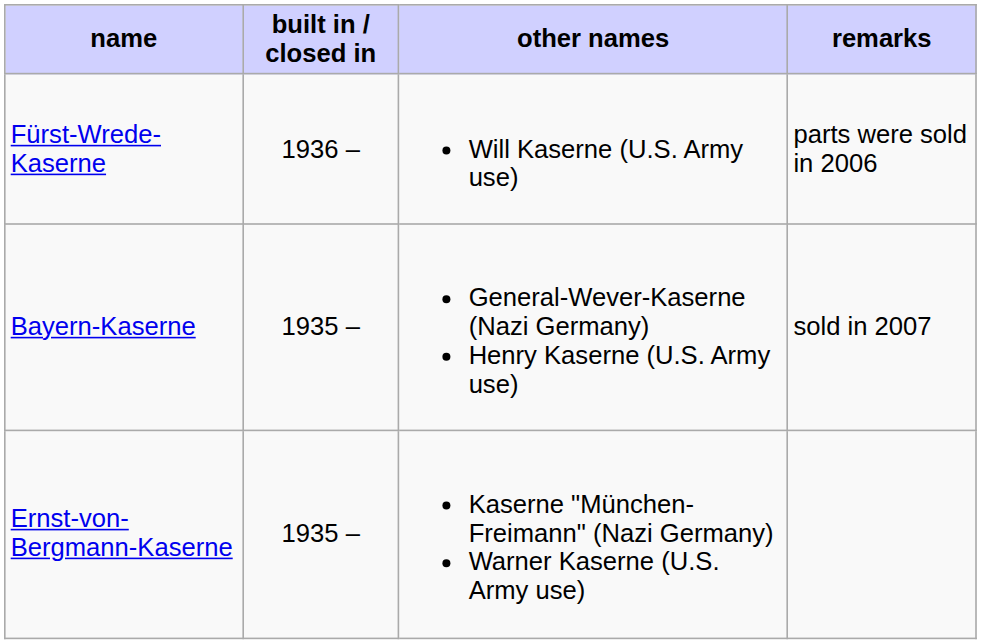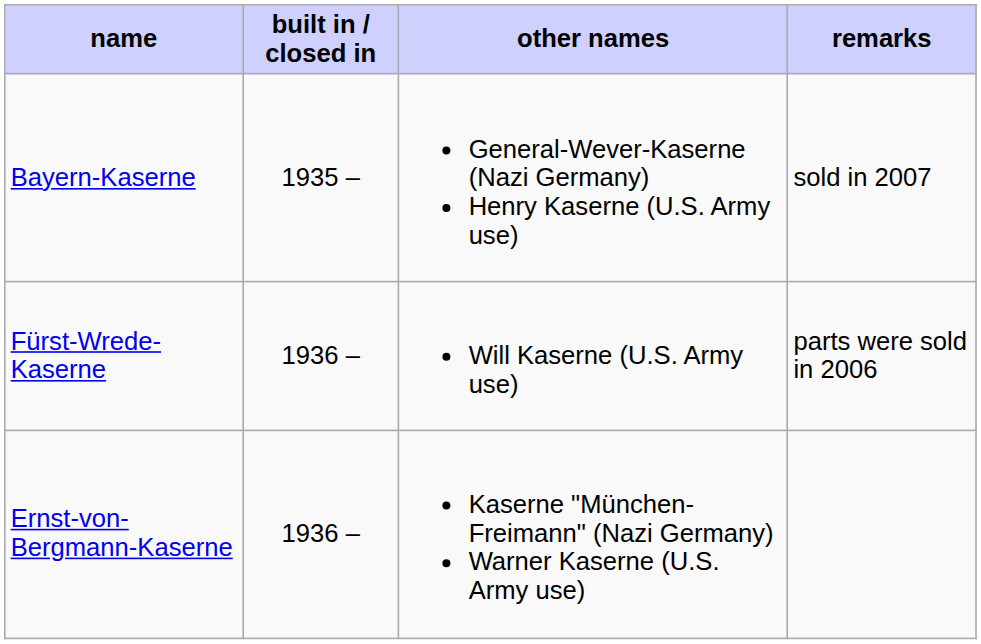rows swapped: (103, 326) <-> (86, 148)
(321, 533) 1935 – -> (321, 533) 1936 –
